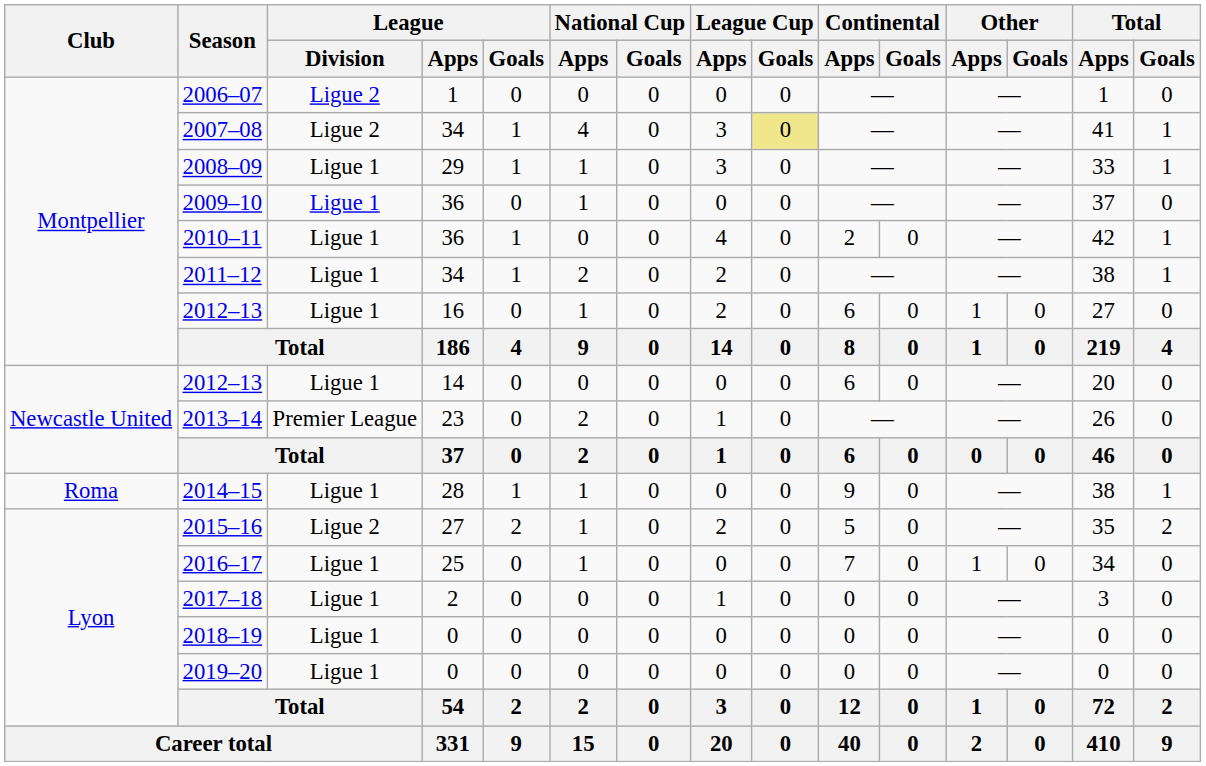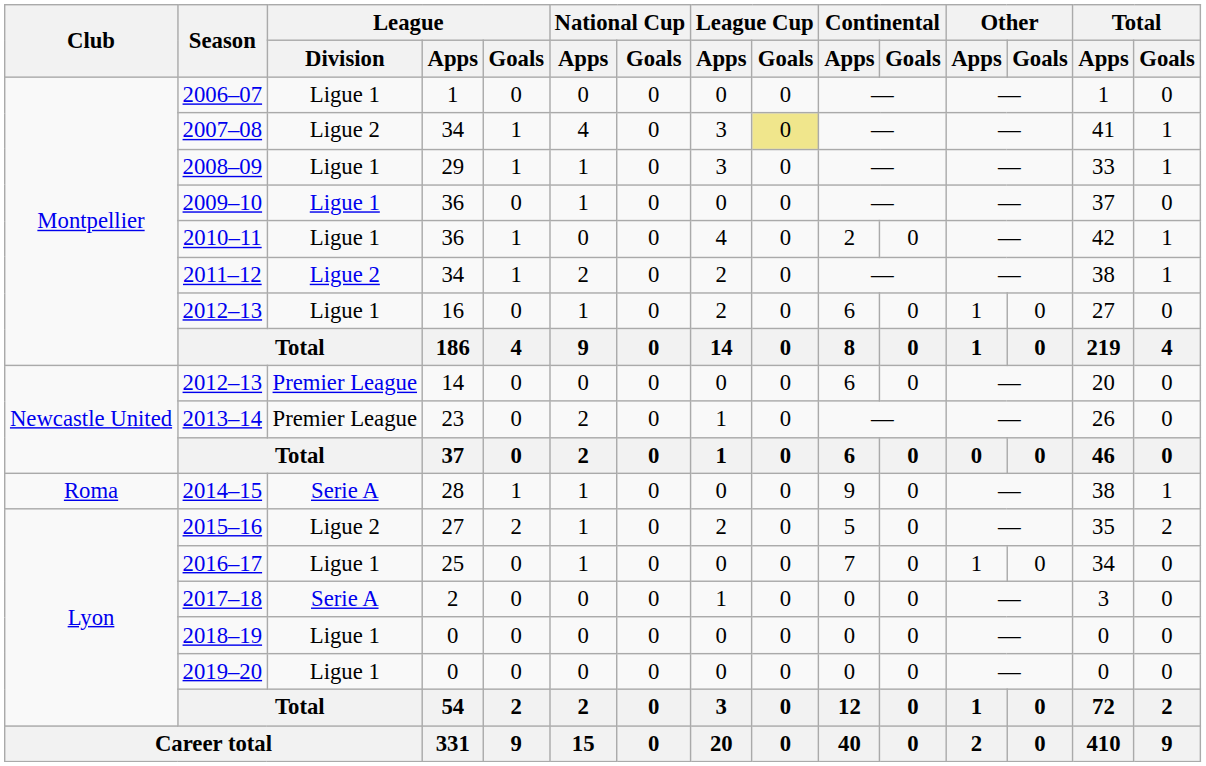(345, 94) Ligue 2 -> (345, 94) Ligue 1
(345, 274) Ligue 1 -> (345, 274) Ligue 2
(345, 382) Ligue 1 -> (345, 382) Premier League
(345, 490) Ligue 1 -> (345, 490) Serie A
(345, 599) Ligue 1 -> (345, 599) Serie A
